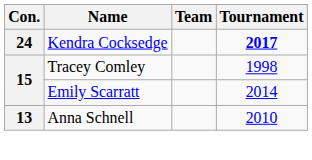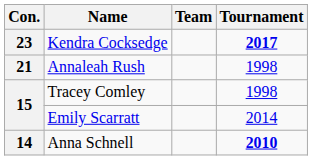(24, 42) 24 -> (24, 42) 23
+ row: (96, 67)
(24, 117) 13 -> (24, 142) 14
(261, 117) normal -> (261, 142) bold
